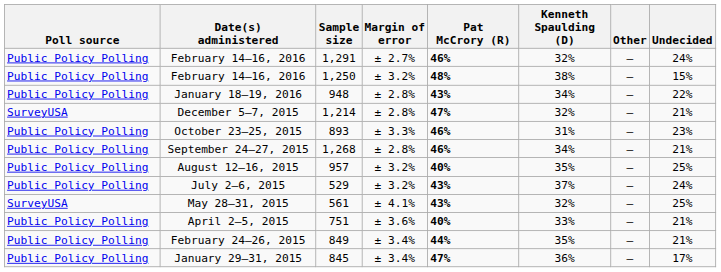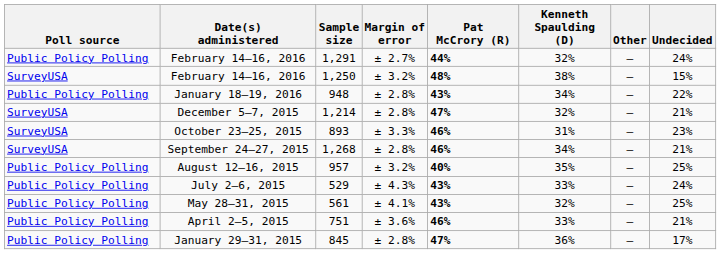(440, 58) 46% -> (440, 58) 44%
(78, 76) Public Policy Polling -> (37, 76) SurveyUSA
(78, 130) Public Policy Polling -> (37, 130) SurveyUSA
(78, 149) Public Policy Polling -> (37, 149) SurveyUSA
(395, 185) ± 3.2% -> (395, 185) ± 4.3%
(565, 185) 37% -> (565, 185) 33%
(37, 203) SurveyUSA -> (78, 203) Public Policy Polling
(440, 222) 40% -> (440, 222) 46%
- row: (238, 240)
(395, 258) ± 3.4% -> (395, 240) ± 2.8%
